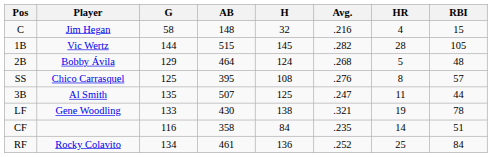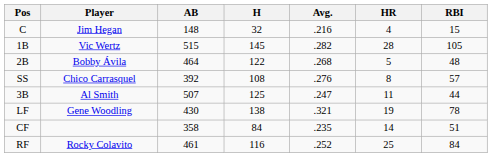- column: (169, 12)
(284, 62) 124 -> (257, 62) 122
(227, 78) 395 -> (191, 78) 392
(284, 144) 136 -> (257, 144) 116
